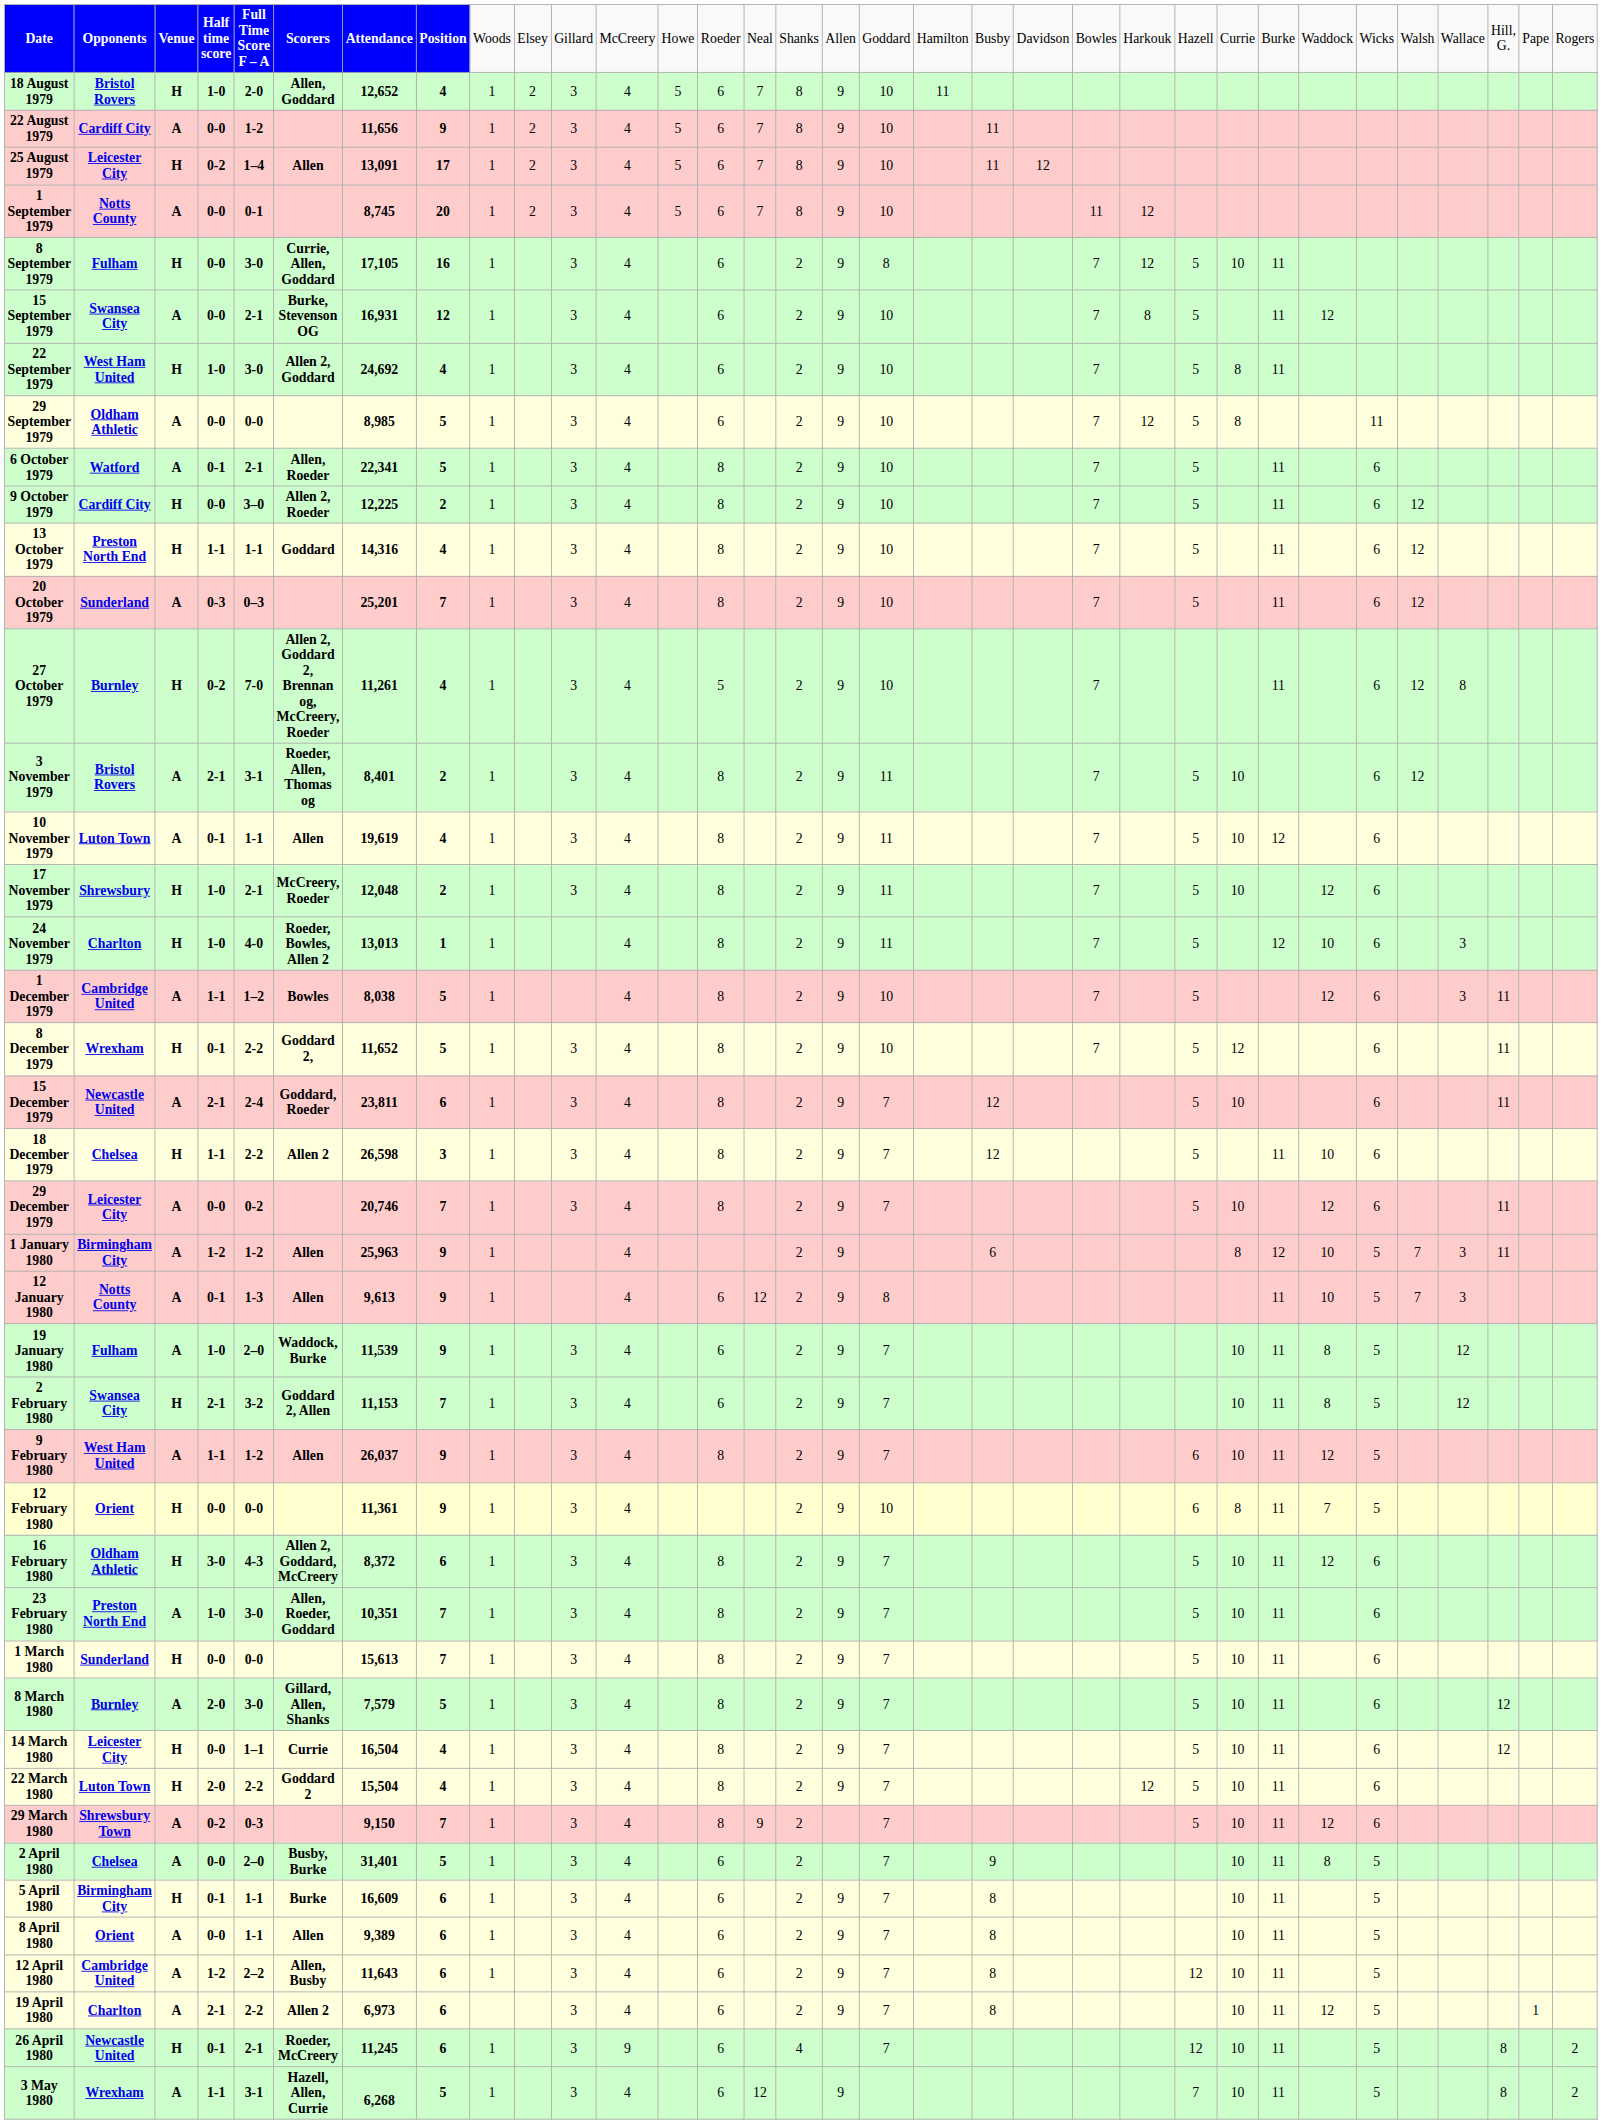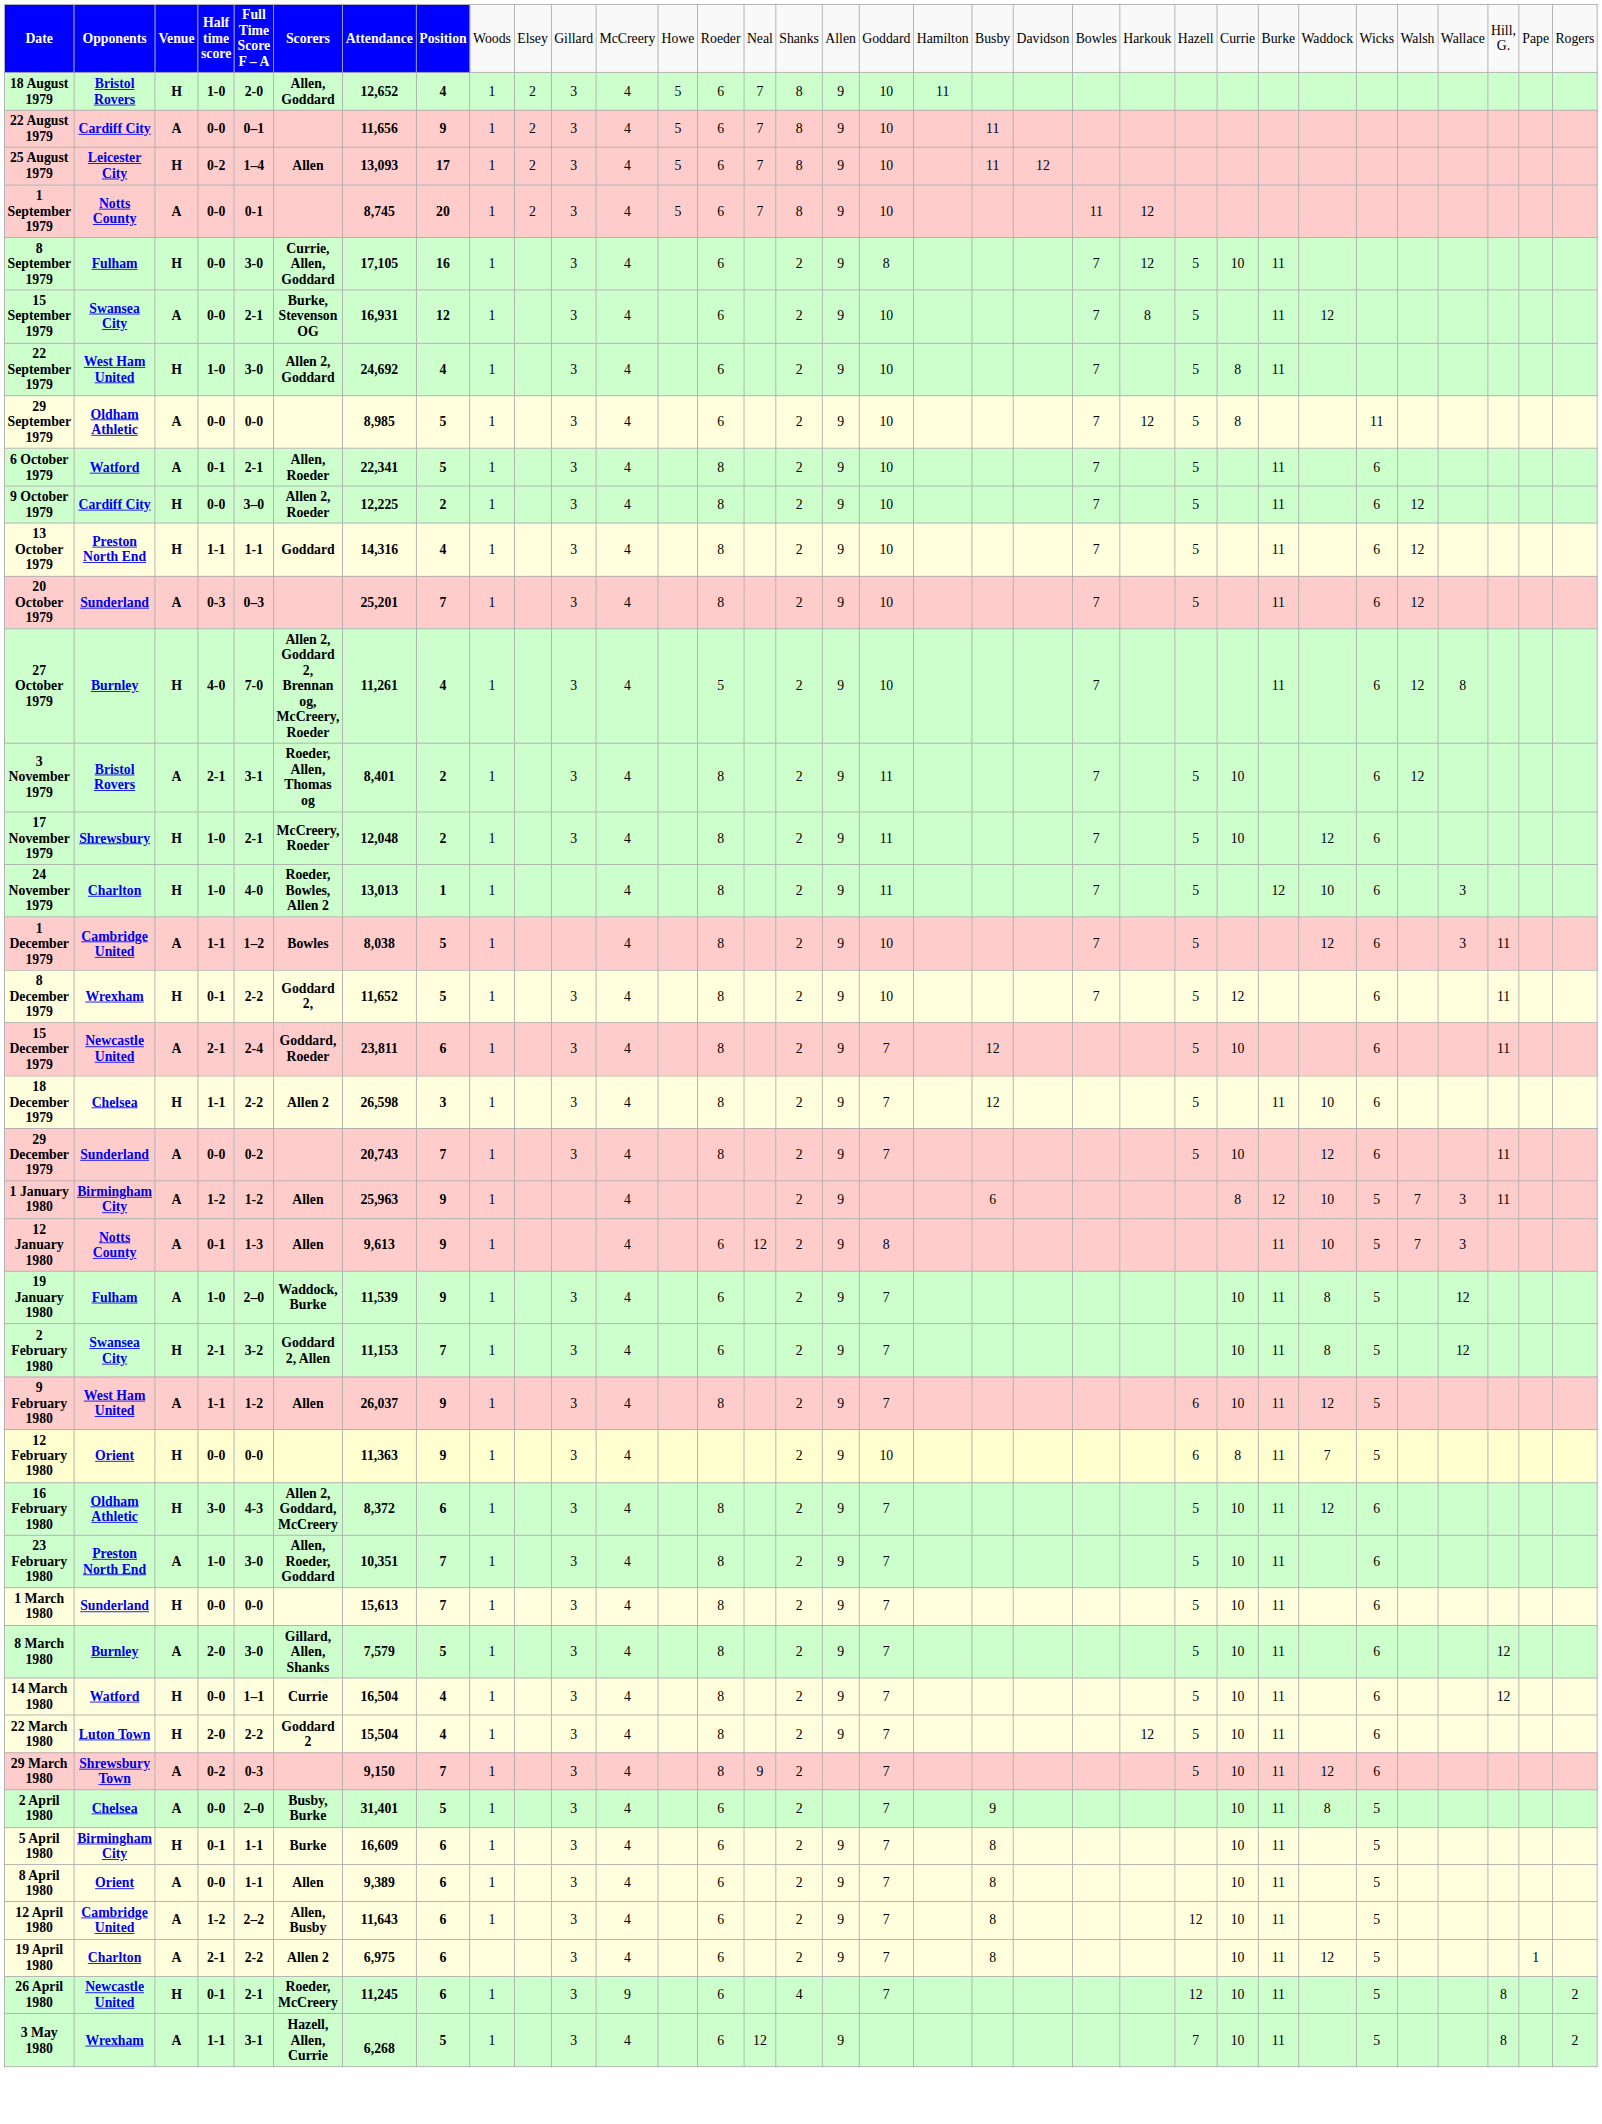(254, 128) 1-2 -> (254, 128) 0–1
(379, 166) 13,091 -> (379, 166) 13,093
(216, 686) 0-2 -> (216, 686) 4-0
- row: (39, 838)
(115, 1207) Leicester City -> (115, 1154) Sunderland
(379, 1207) 20,746 -> (379, 1154) 20,743
(379, 1508) 11,361 -> (379, 1456) 11,363
(115, 1749) Leicester City -> (115, 1696) Watford
(379, 2010) 6,973 -> (379, 1957) 6,975
